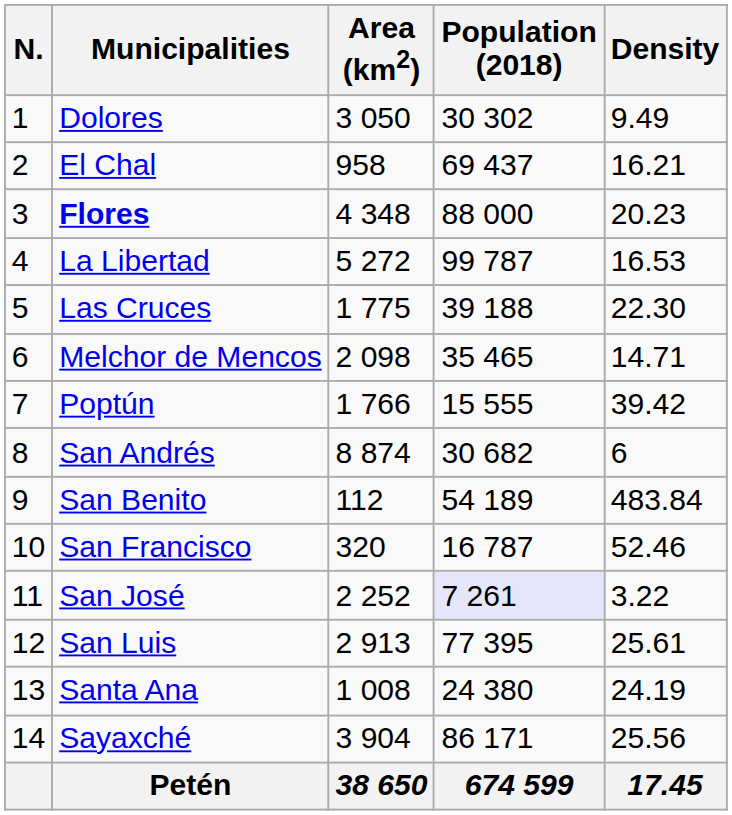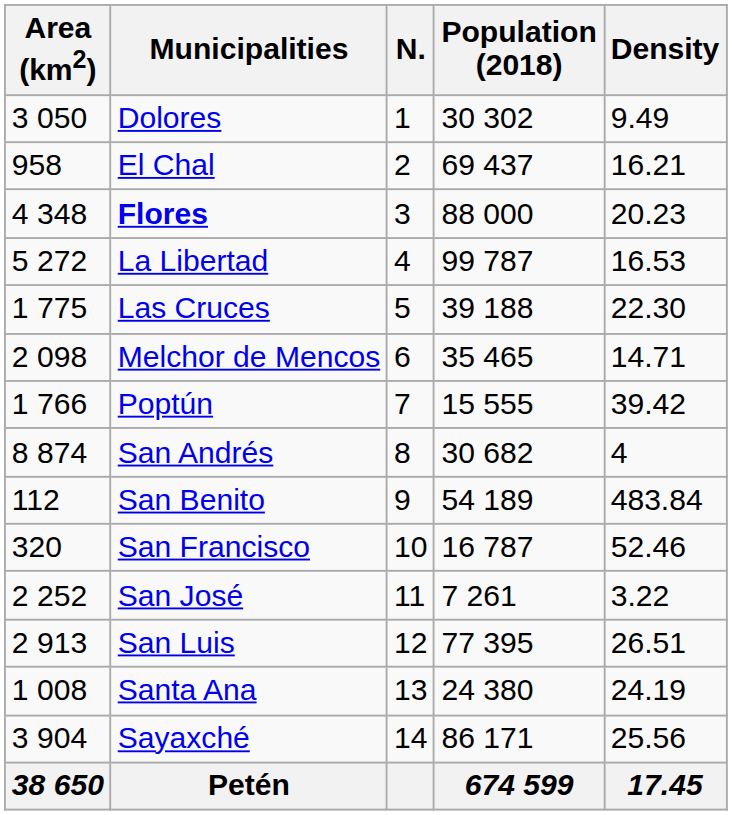columns swapped: (29, 49) <-> (382, 49)
(619, 451) 6 -> (619, 451) 4
(479, 595) lavender background -> (479, 595) no background
(648, 642) 25.61 -> (648, 642) 26.51
